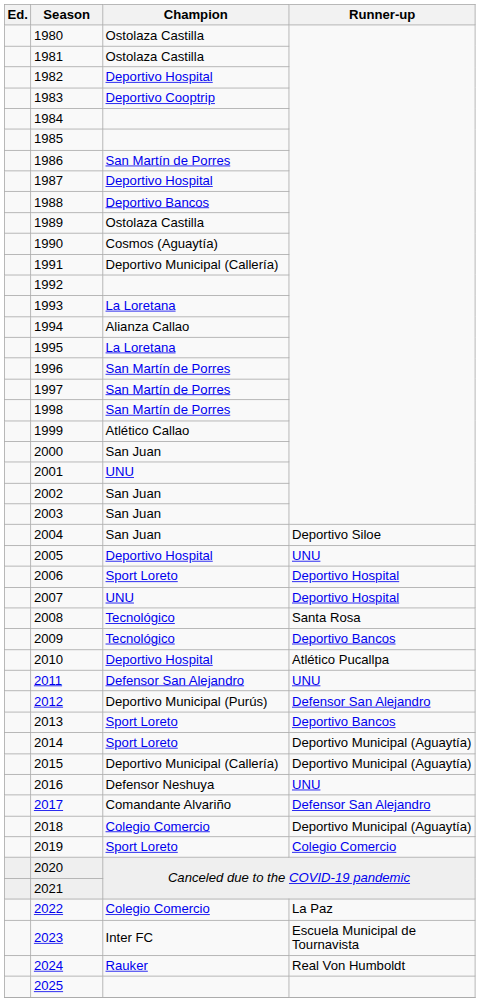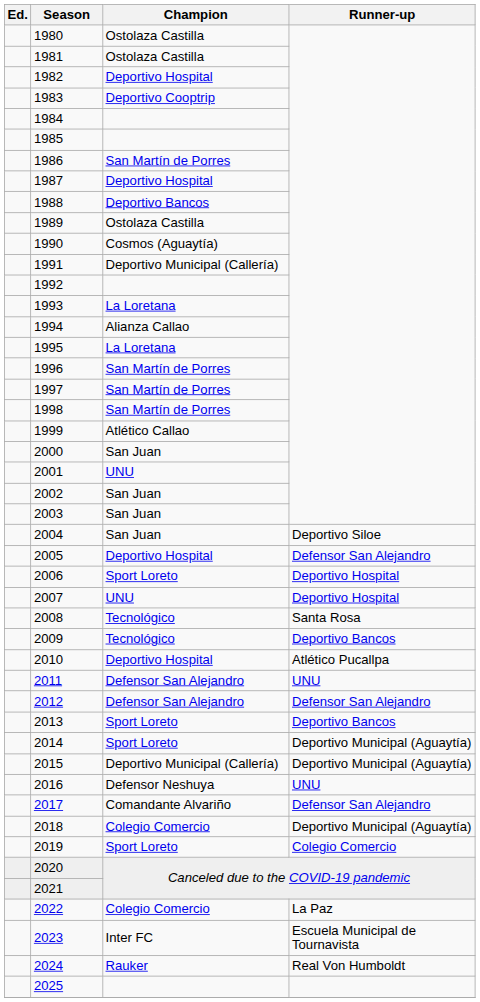(306, 555) UNU -> (361, 555) Defensor San Alejandro
(186, 701) Deportivo Municipal (Purús) -> (175, 701) Defensor San Alejandro
